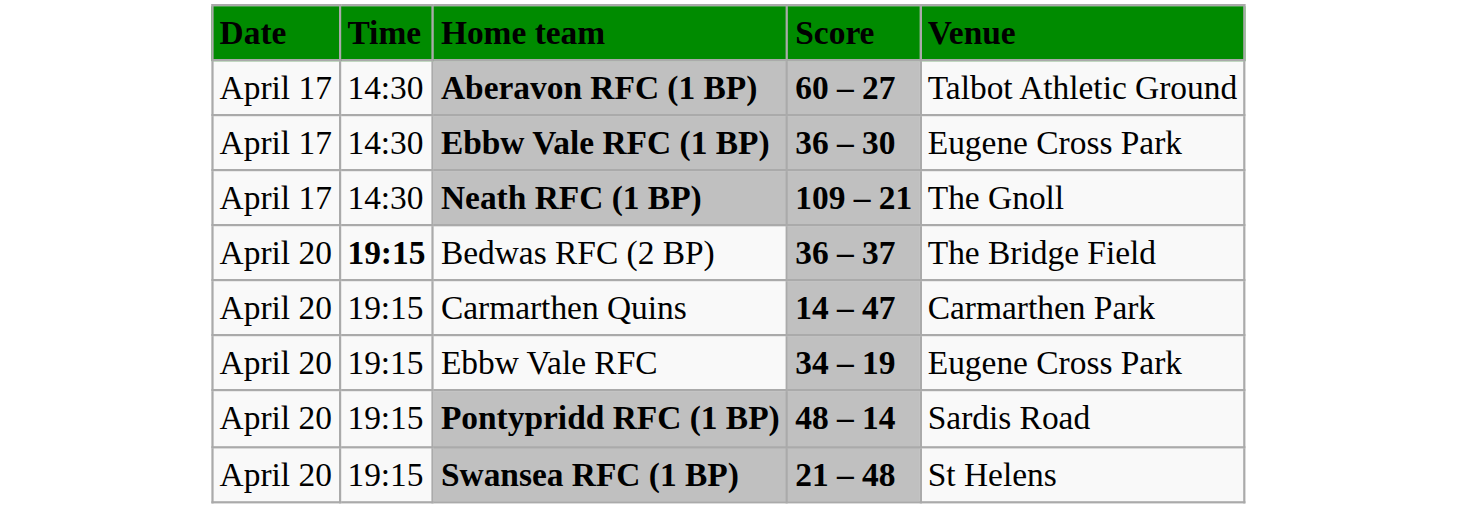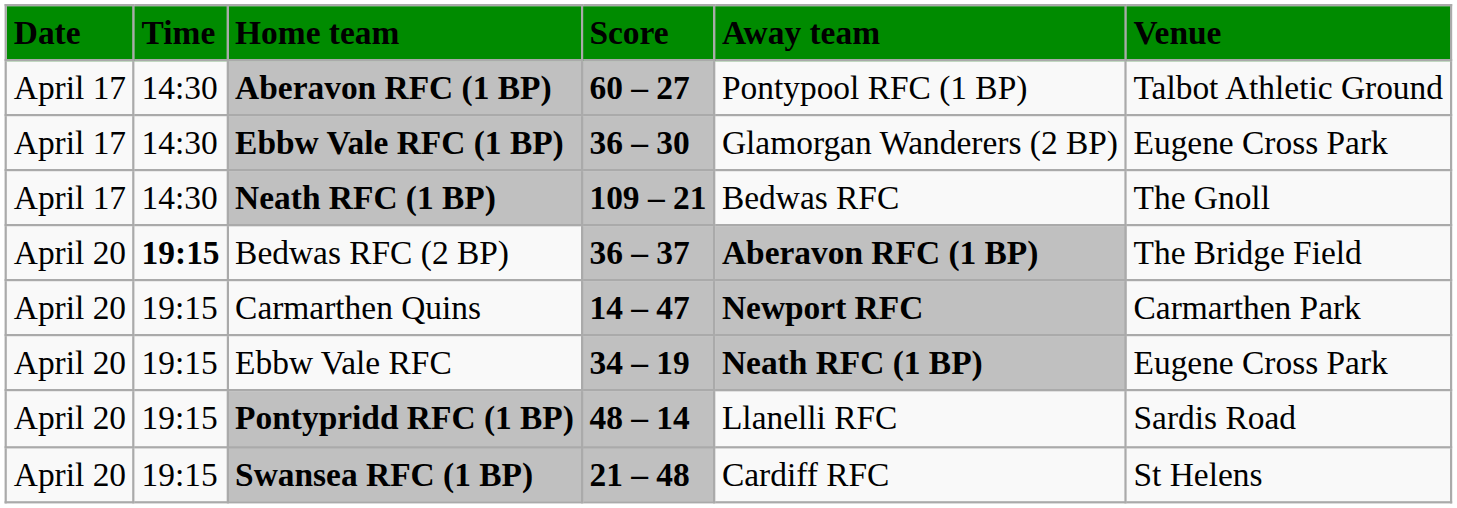+ column: (801, 32)
